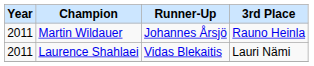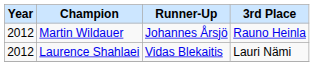(20, 33) 2011 -> (20, 33) 2012
(20, 52) 2011 -> (20, 52) 2012
